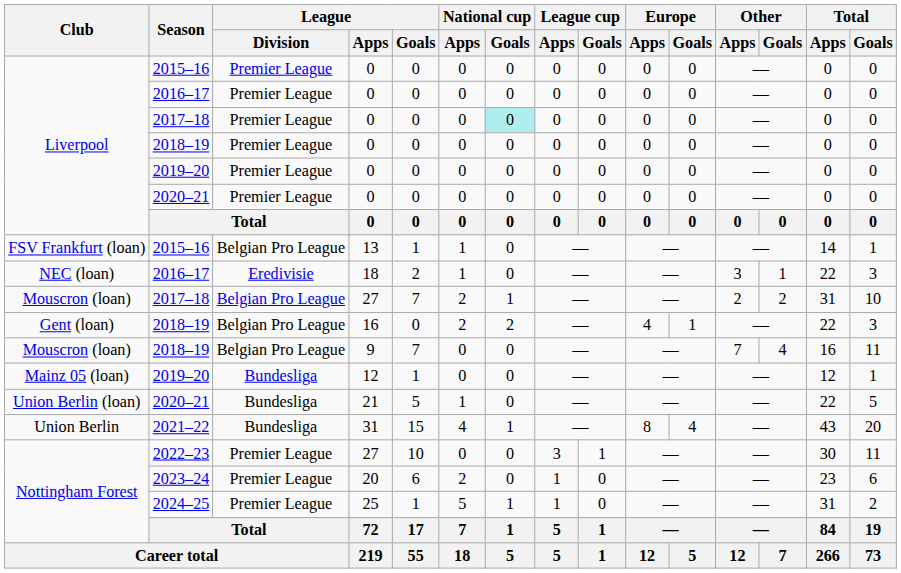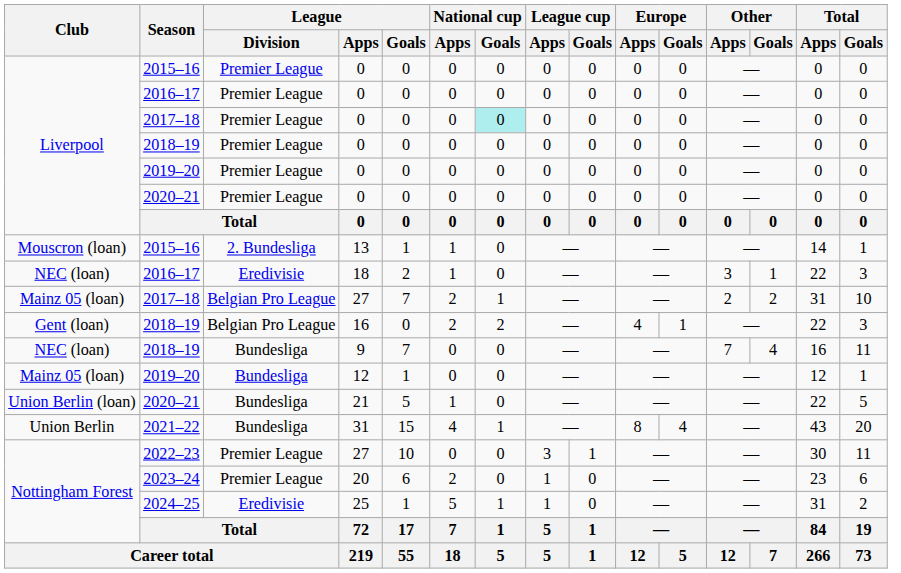(77, 247) FSV Frankfurt (loan) -> (72, 247) Mouscron (loan)
(281, 247) Belgian Pro League -> (271, 247) 2. Bundesliga
(77, 299) Mouscron (loan) -> (72, 299) Mainz 05 (loan)
(77, 350) Mouscron (loan) -> (72, 350) NEC (loan)
(281, 350) Belgian Pro League -> (271, 350) Bundesliga
(281, 504) Premier League -> (271, 504) Eredivisie
